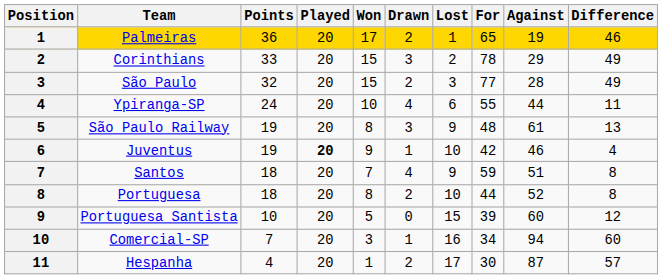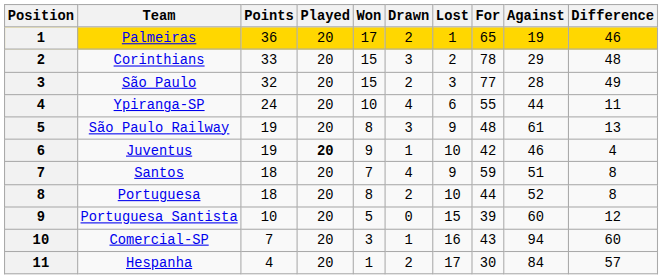(613, 61) 49 -> (613, 61) 48
(488, 240) 34 -> (488, 240) 43
(536, 263) 87 -> (536, 263) 84
